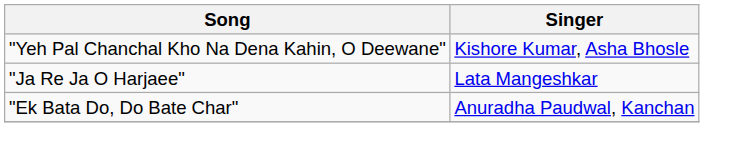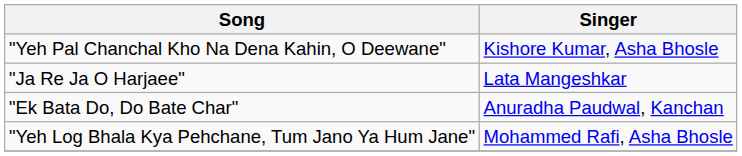+ row: (242, 137)
